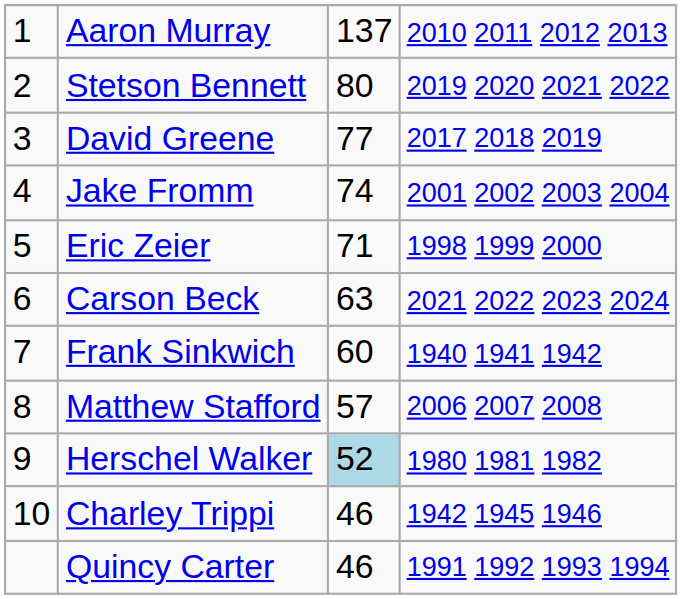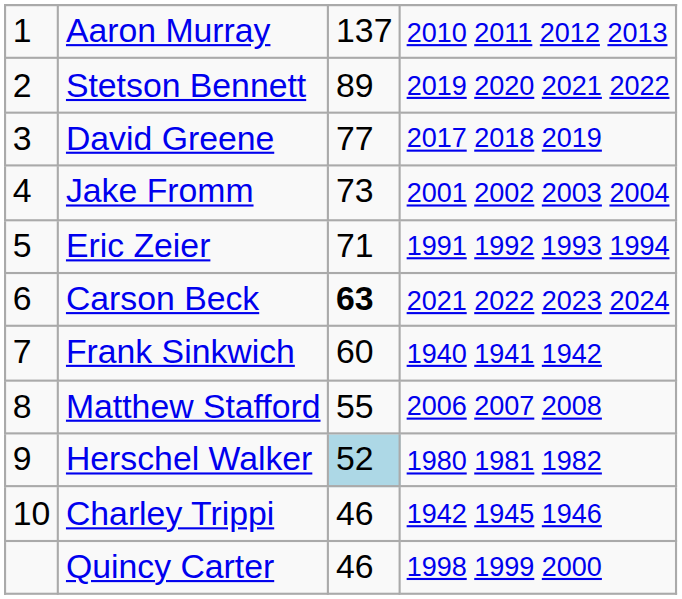(355, 84) 80 -> (355, 84) 89
(355, 191) 74 -> (355, 191) 73
(504, 246) 1998 1999 2000 -> (538, 246) 1991 1992 1993 1994
(355, 298) normal -> (355, 298) bold
(355, 406) 57 -> (355, 406) 55
(538, 567) 1991 1992 1993 1994 -> (504, 567) 1998 1999 2000
